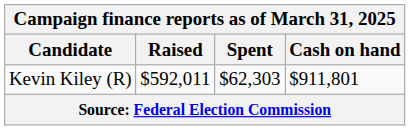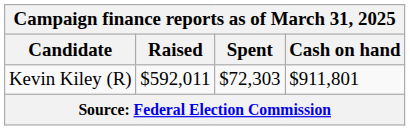(250, 79) $62,303 -> (250, 79) $72,303
